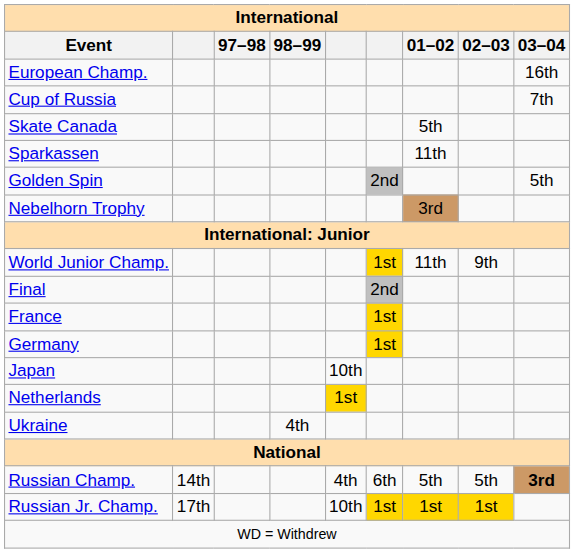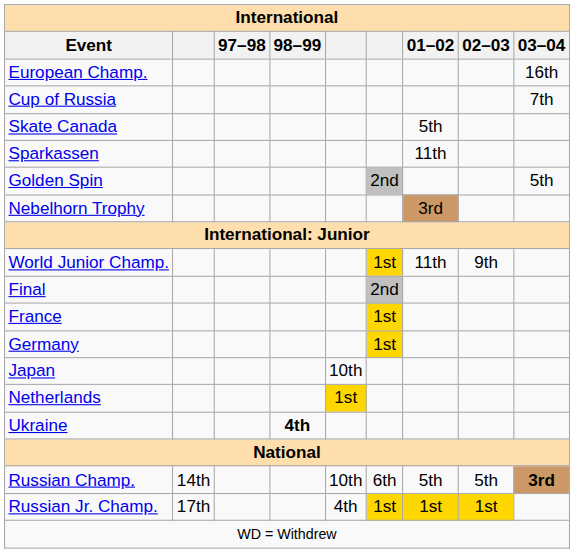(297, 425) normal -> (297, 425) bold
(346, 479) 4th -> (346, 479) 10th
(346, 506) 10th -> (346, 506) 4th
